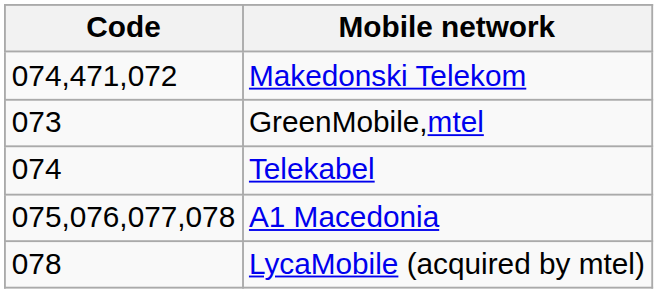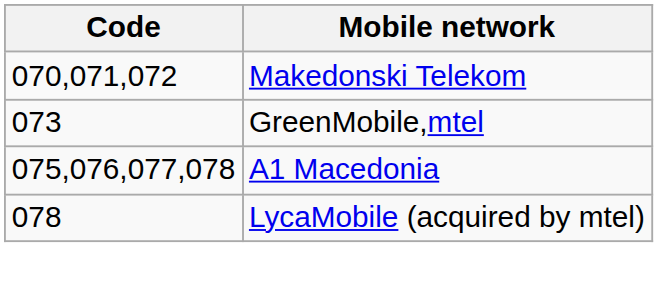(95, 75) 074,471,072 -> (95, 75) 070,071,072
- row: (312, 169)
